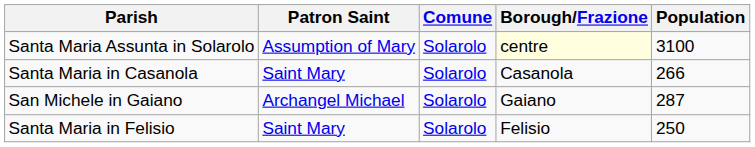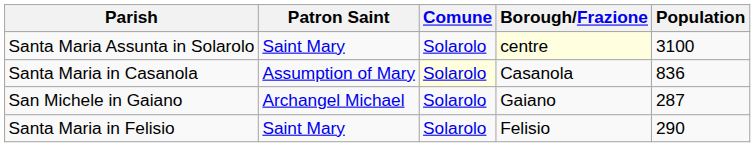(339, 45) Assumption of Mary -> (304, 45) Saint Mary
(304, 73) Saint Mary -> (339, 73) Assumption of Mary
(455, 73) no background -> (455, 73) lightyellow background
(670, 73) 266 -> (670, 73) 836
(670, 127) 250 -> (670, 127) 290
